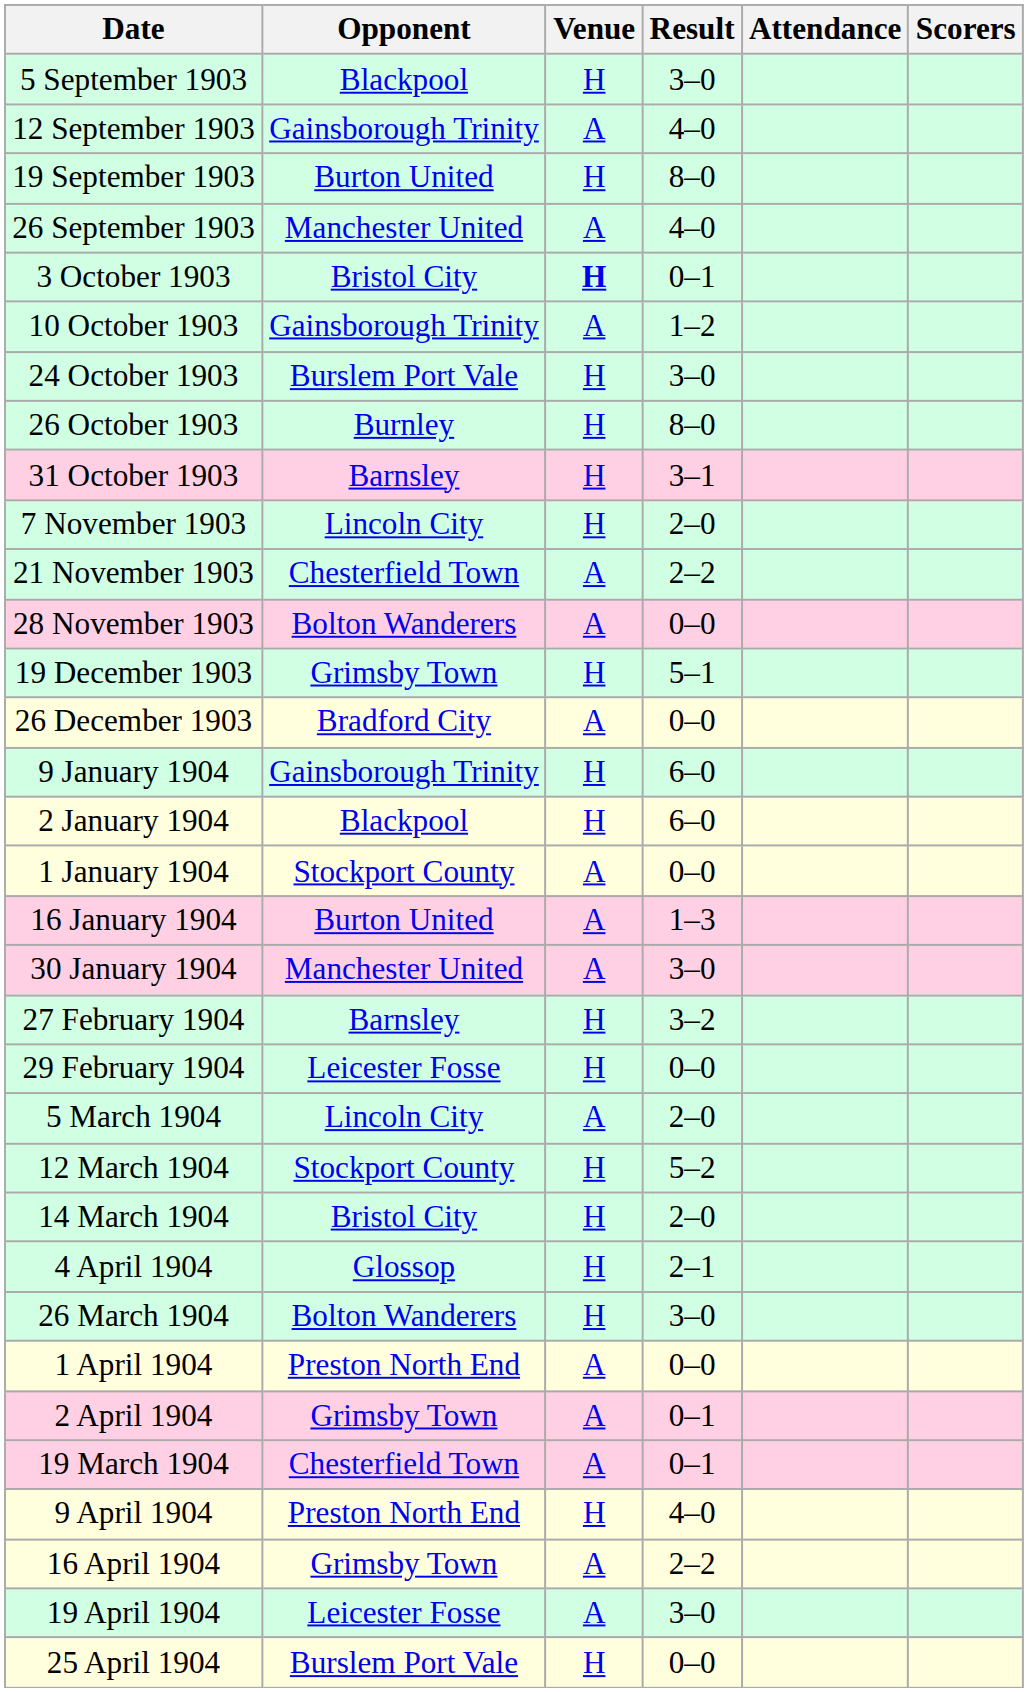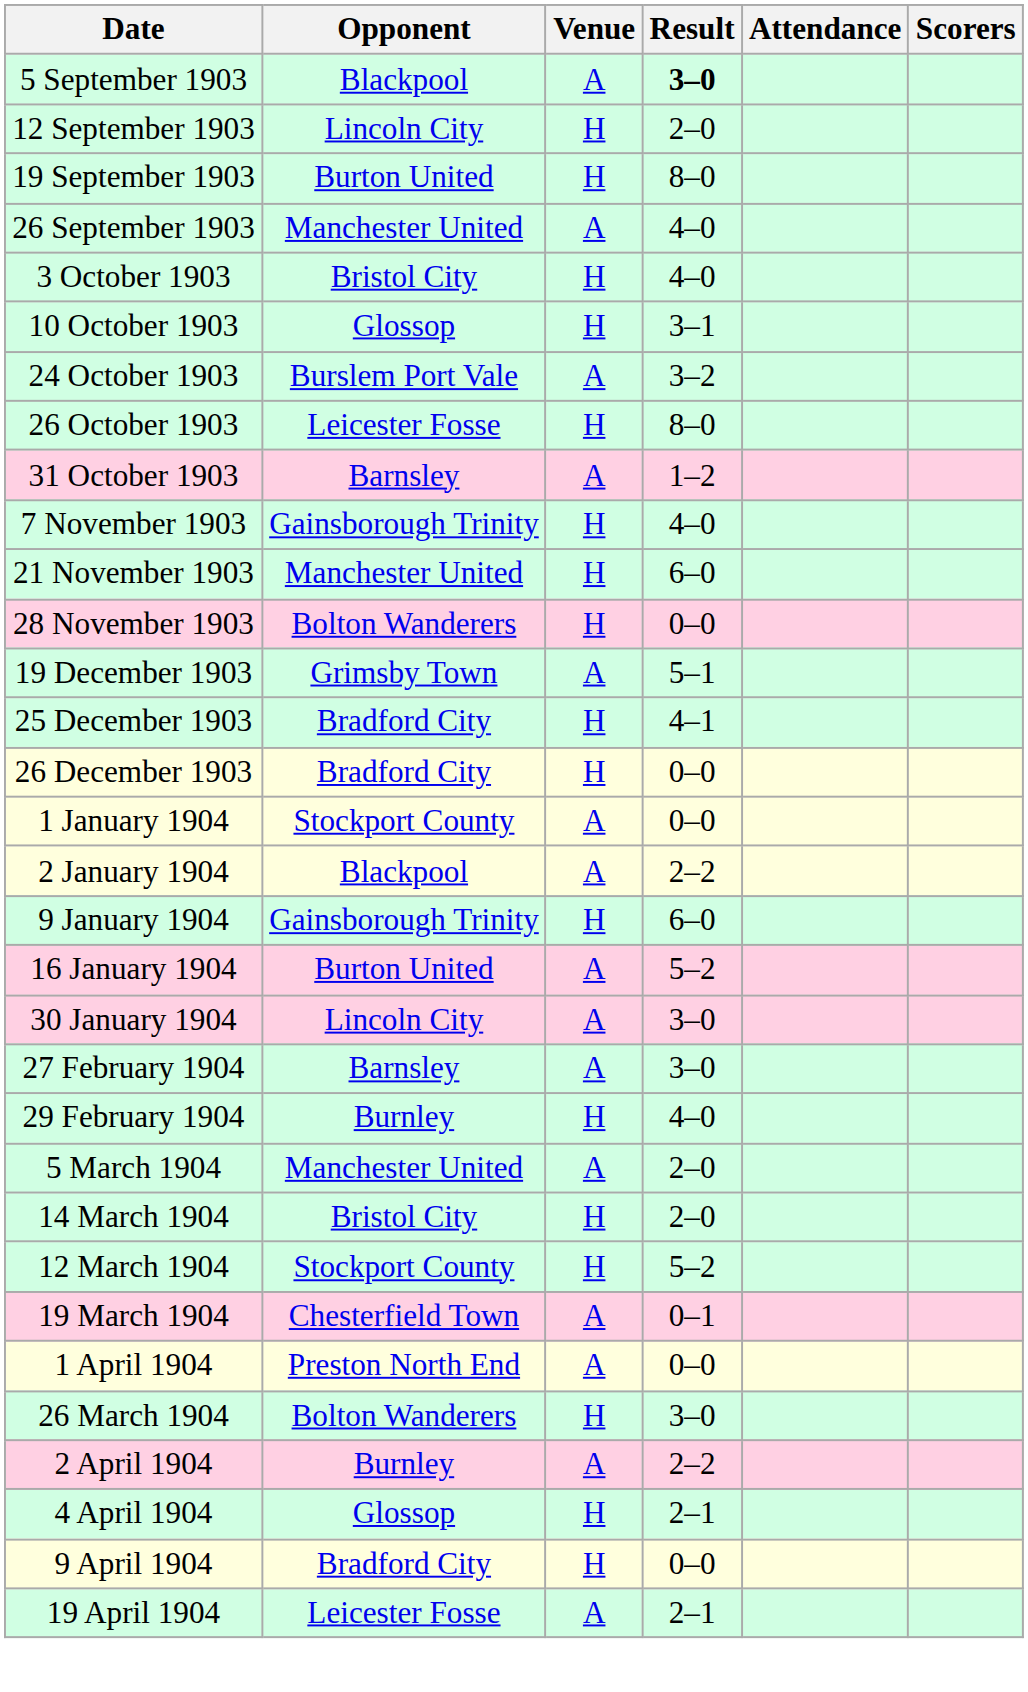(594, 78) H -> (594, 78) A
(692, 78) normal -> (692, 78) bold
(404, 128) Gainsborough Trinity -> (404, 128) Lincoln City
(594, 128) A -> (594, 128) H
(692, 128) 4–0 -> (692, 128) 2–0
(594, 276) bold -> (594, 276) normal
(692, 276) 0–1 -> (692, 276) 4–0
(404, 326) Gainsborough Trinity -> (404, 326) Glossop
(594, 326) A -> (594, 326) H
(692, 326) 1–2 -> (692, 326) 3–1
(594, 375) H -> (594, 375) A
(692, 375) 3–0 -> (692, 375) 3–2
(404, 425) Burnley -> (404, 425) Leicester Fosse
(594, 474) H -> (594, 474) A
(692, 474) 3–1 -> (692, 474) 1–2
(404, 524) Lincoln City -> (404, 524) Gainsborough Trinity
(692, 524) 2–0 -> (692, 524) 4–0
(404, 573) Chesterfield Town -> (404, 573) Manchester United
(594, 573) A -> (594, 573) H
(692, 573) 2–2 -> (692, 573) 6–0
(594, 623) A -> (594, 623) H
(594, 672) H -> (594, 672) A
+ row: (133, 721)
(594, 721) A -> (594, 771) H
rows swapped: (133, 870) <-> (133, 771)
(594, 820) H -> (594, 870) A
(692, 820) 6–0 -> (692, 870) 2–2
(692, 919) 1–3 -> (692, 969) 5–2
(404, 969) Manchester United -> (404, 1018) Lincoln City
(594, 1018) H -> (594, 1068) A
(692, 1018) 3–2 -> (692, 1068) 3–0
(404, 1068) Leicester Fosse -> (404, 1117) Burnley
(692, 1068) 0–0 -> (692, 1117) 4–0
(404, 1117) Lincoln City -> (404, 1167) Manchester United
rows swapped: (133, 1167) <-> (133, 1216)
rows swapped: (133, 1464) <-> (133, 1266)
rows swapped: (133, 1315) <-> (133, 1365)
(404, 1414) Grimsby Town -> (404, 1464) Burnley
(692, 1414) 0–1 -> (692, 1464) 2–2
(404, 1513) Preston North End -> (404, 1563) Bradford City
(692, 1513) 4–0 -> (692, 1563) 0–0
- row: (133, 1563)
(692, 1612) 3–0 -> (692, 1612) 2–1
- row: (133, 1662)
